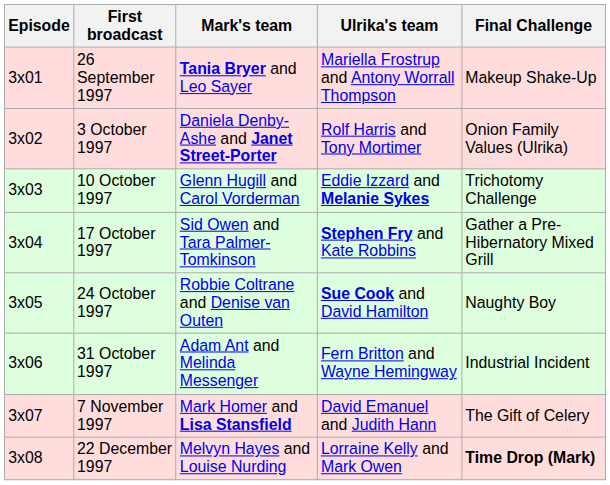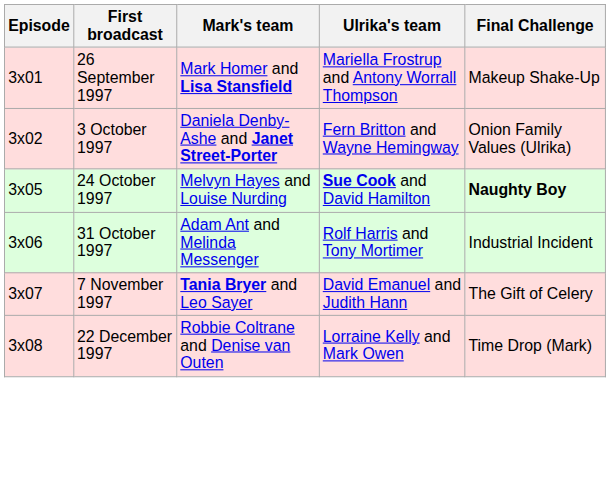(238, 77) Tania Bryer and Leo Sayer -> (239, 77) Mark Homer and Lisa Stansfield
(374, 138) Rolf Harris and Tony Mortimer -> (391, 138) Fern Britton and Wayne Hemingway
- row: (116, 190)
- row: (116, 242)
(237, 303) Robbie Coltrane and Denise van Outen -> (245, 190) Melvyn Hayes and Louise Nurding
(511, 303) normal -> (517, 190) bold
(389, 363) Fern Britton and Wayne Hemingway -> (376, 242) Rolf Harris and Tony Mortimer
(239, 415) Mark Homer and Lisa Stansfield -> (239, 294) Tania Bryer and Leo Sayer
(245, 458) Melvyn Hayes and Louise Nurding -> (238, 345) Robbie Coltrane and Denise van Outen
(530, 458) bold -> (530, 345) normal
